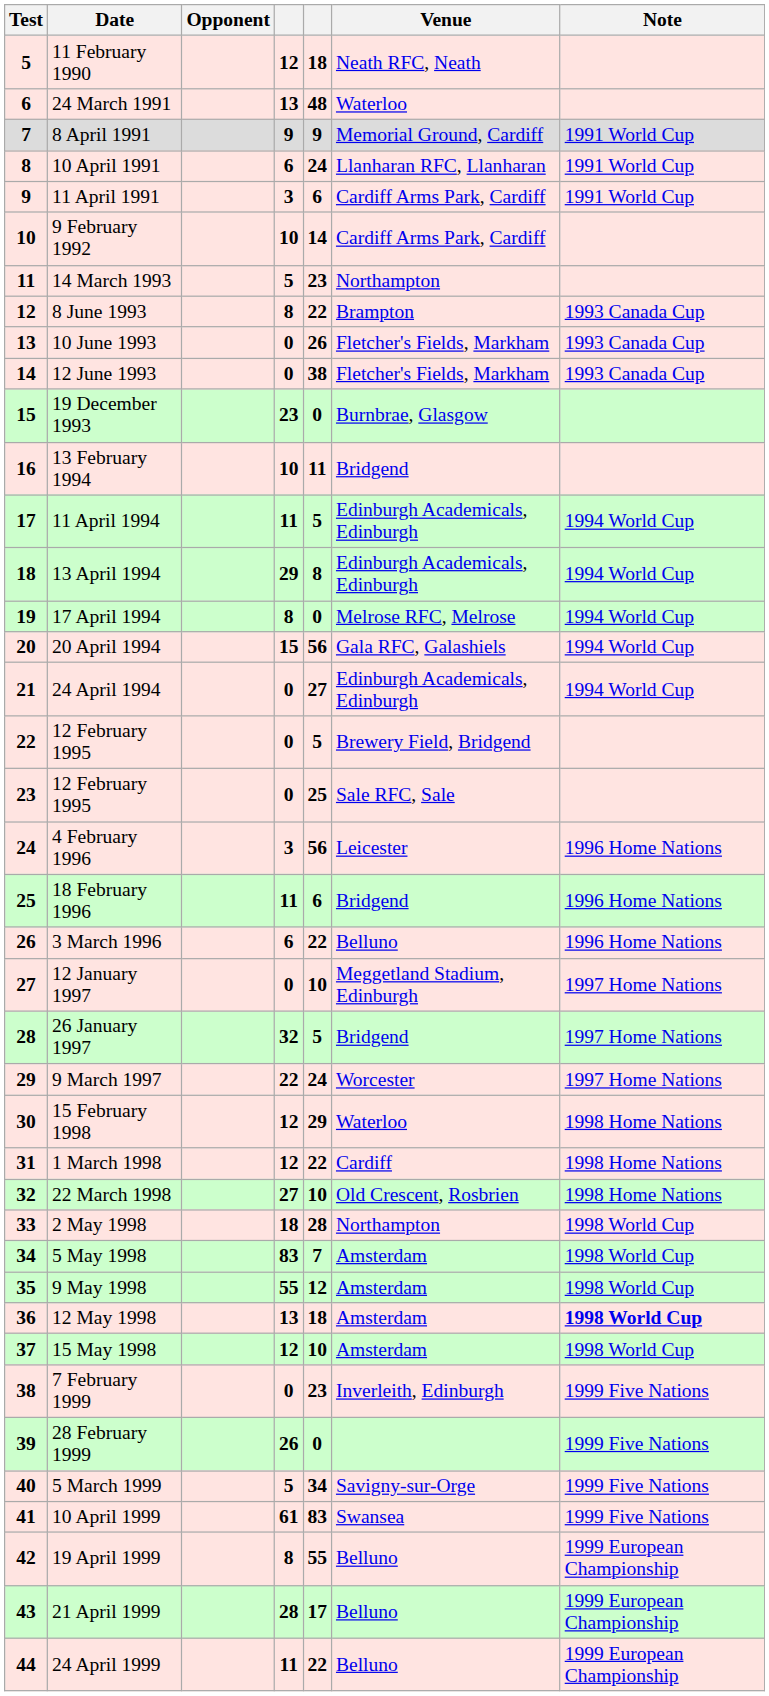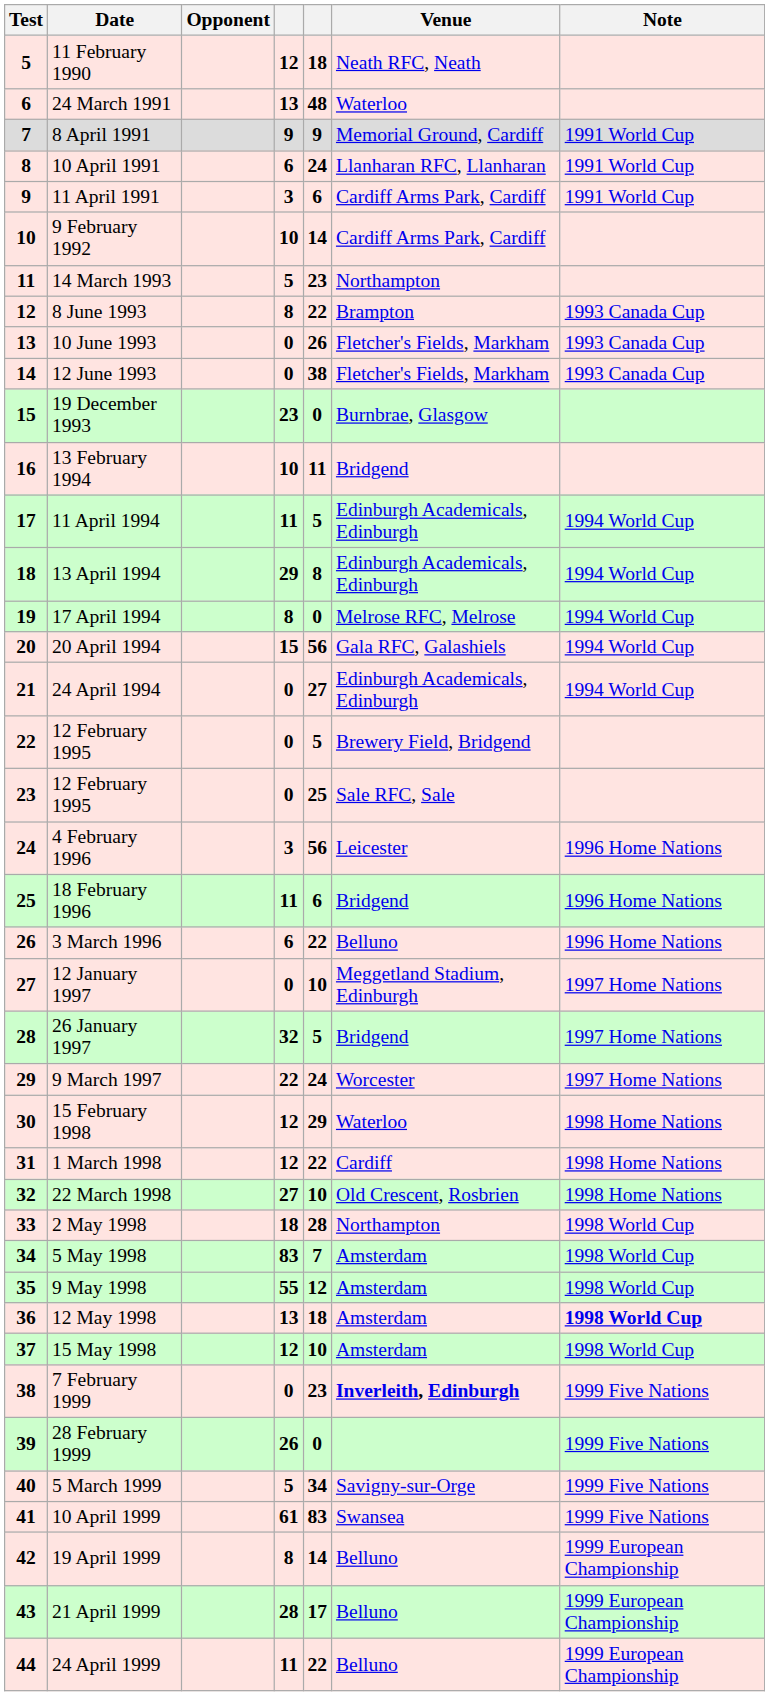(420, 1390) normal -> (428, 1390) bold
(317, 1558) 55 -> (317, 1558) 14
